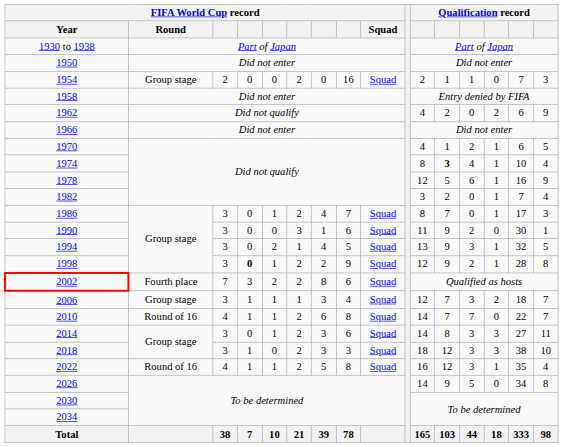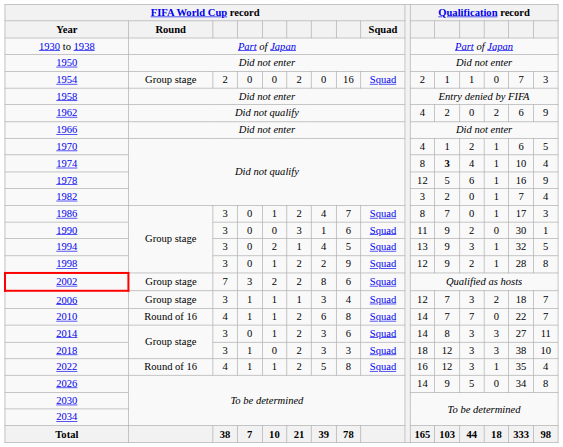(250, 264) bold -> (250, 264) normal
(171, 282) Fourth place -> (171, 282) Group stage
